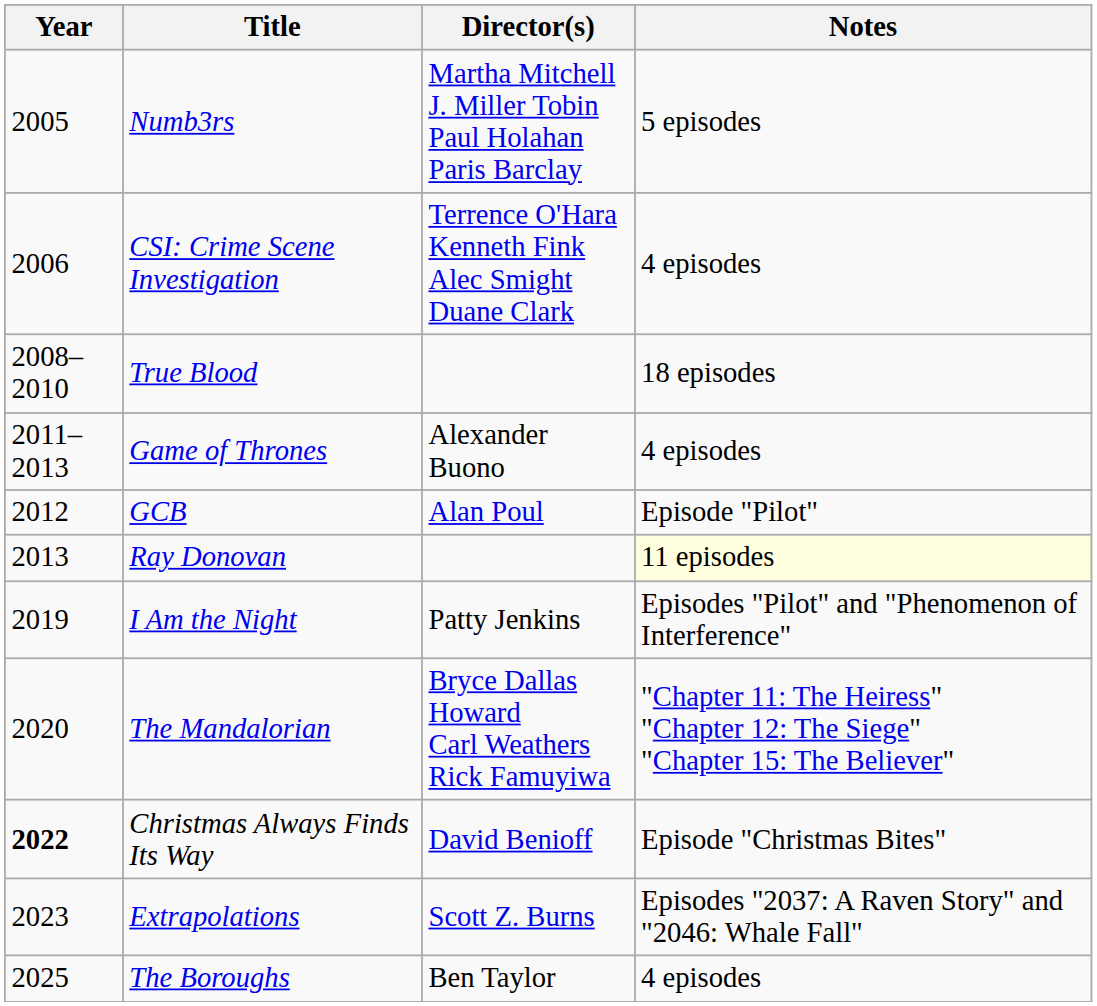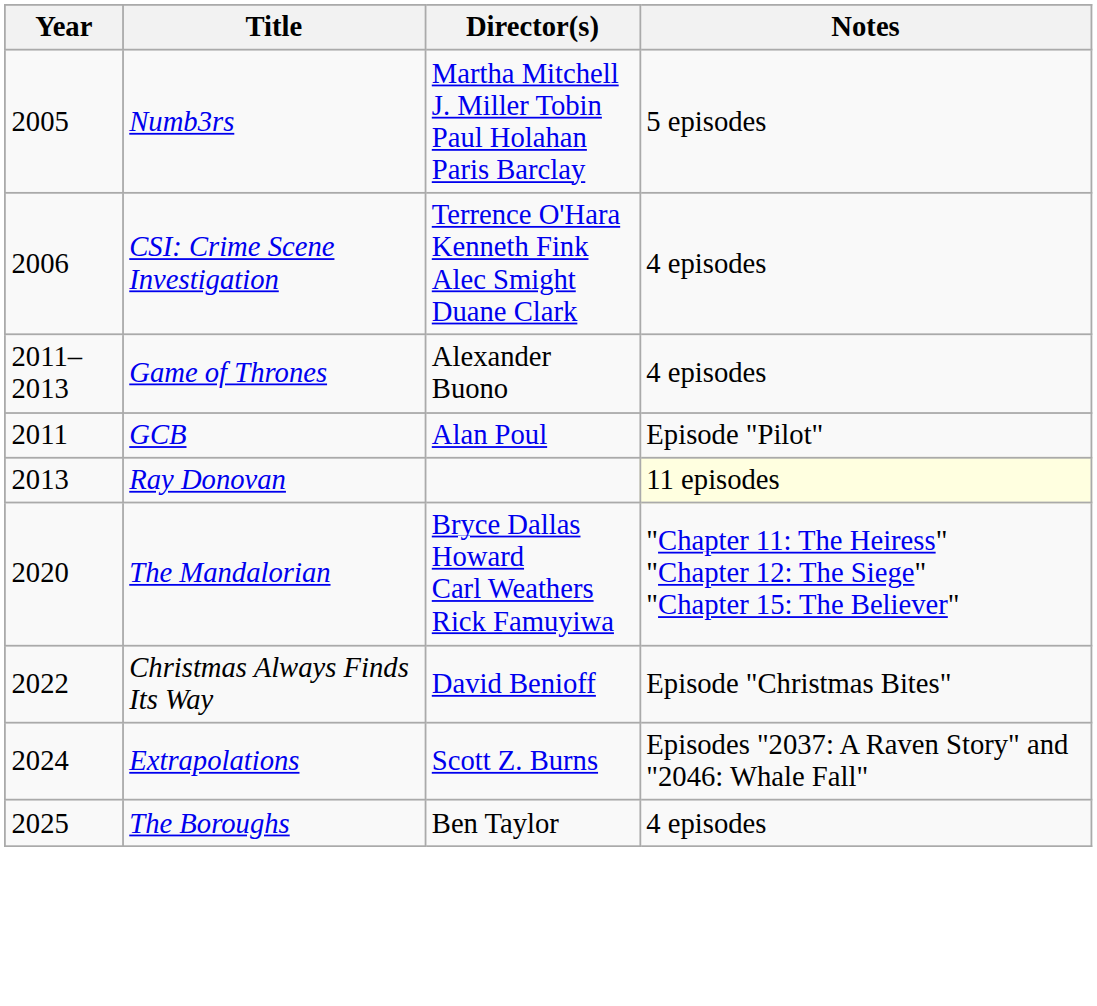- row: (193, 372)
(40, 512) 2012 -> (40, 434) 2011
- row: (213, 619)
(40, 838) bold -> (40, 683) normal
(40, 916) 2023 -> (40, 761) 2024
